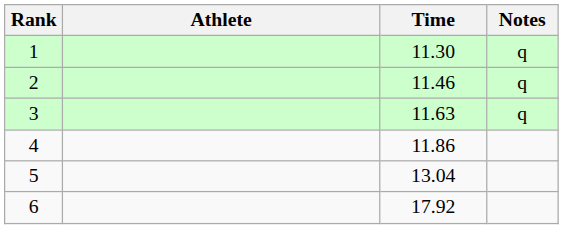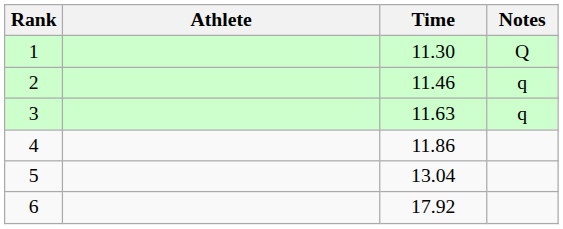(522, 51) q -> (522, 51) Q
